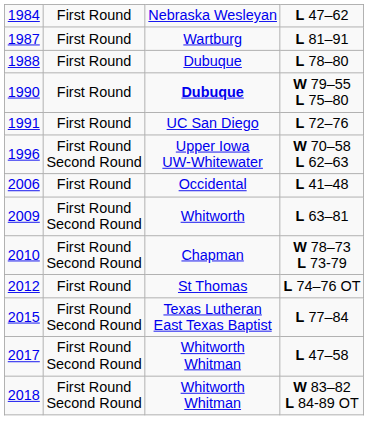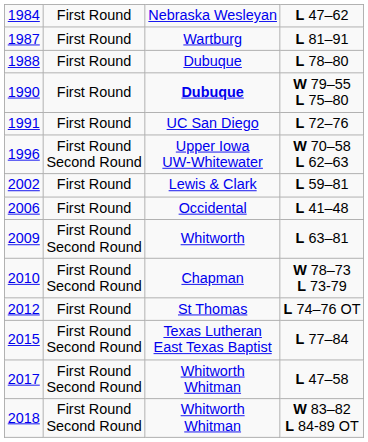+ row: (24, 185)
